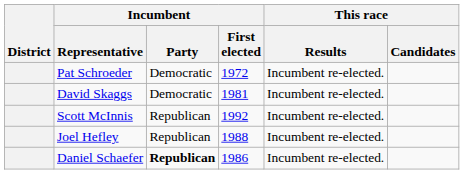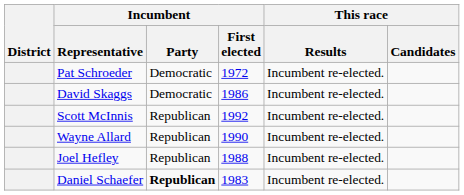(235, 94) 1981 -> (235, 94) 1986
+ row: (94, 136)
(235, 158) 1986 -> (235, 179) 1983
